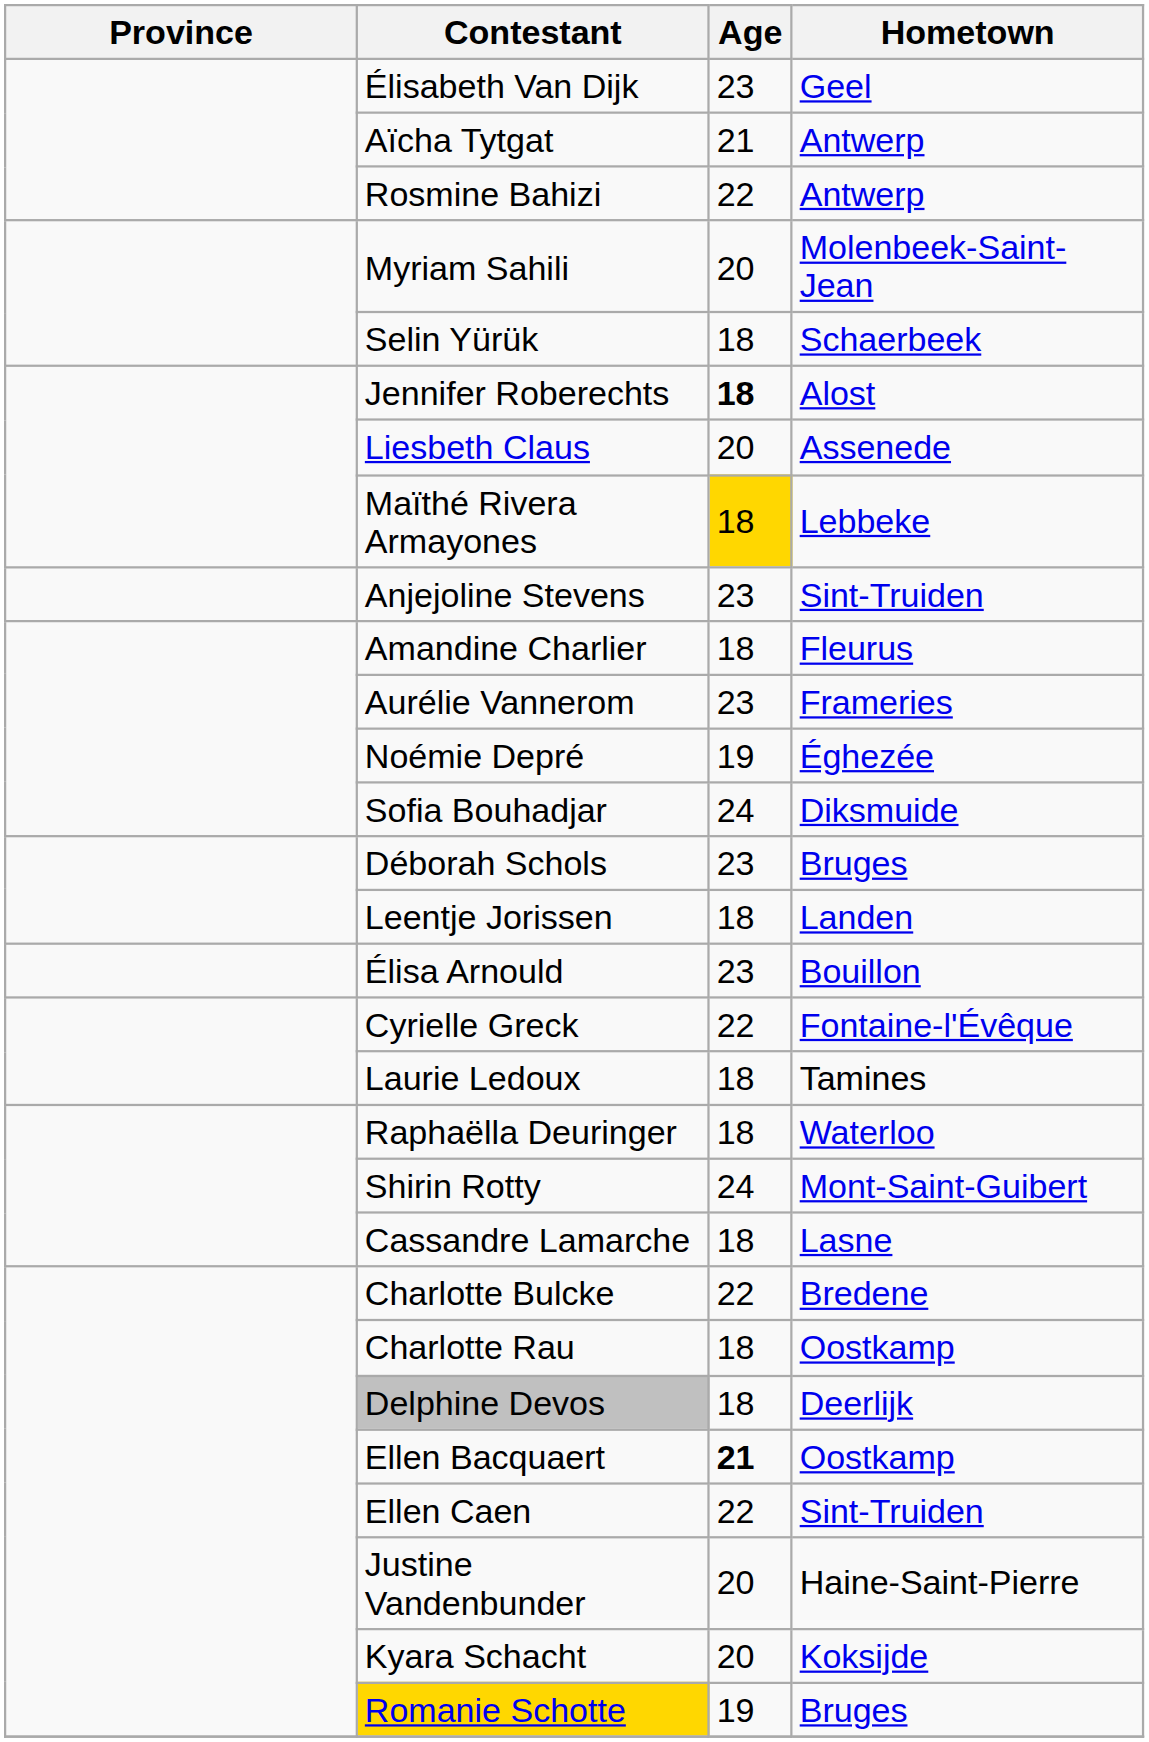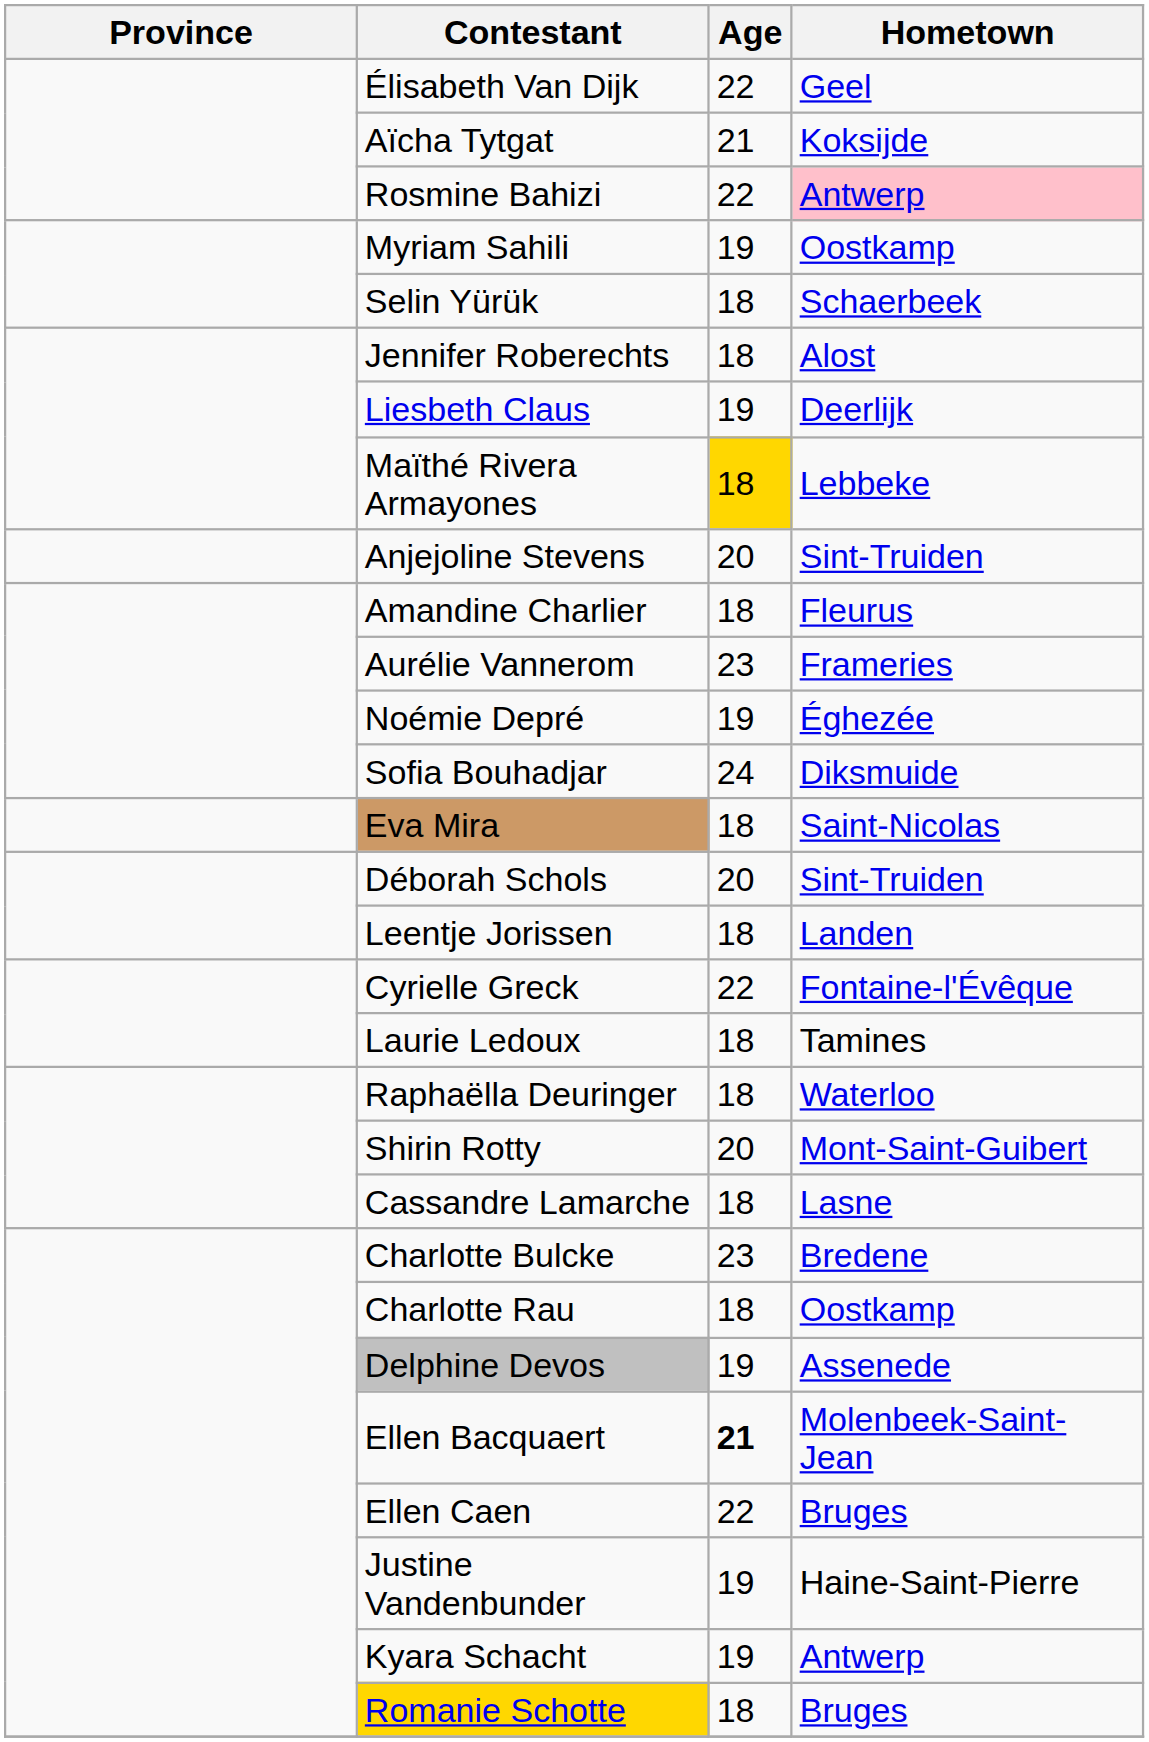(736, 86) 23 -> (736, 86) 22
(862, 140) Antwerp -> (864, 140) Koksijde
(862, 194) no background -> (862, 194) pink background
(736, 267) 20 -> (736, 248) 19
(933, 267) Molenbeek-Saint-Jean -> (877, 248) Oostkamp
(736, 394) bold -> (736, 356) normal
(736, 448) 20 -> (736, 410) 19
(875, 448) Assenede -> (856, 410) Deerlijk
(736, 594) 23 -> (736, 555) 20
+ row: (432, 825)
(736, 863) 23 -> (736, 879) 20
(854, 863) Bruges -> (892, 879) Sint-Truiden
- row: (464, 971)
(736, 1186) 24 -> (736, 1148) 20
(736, 1294) 22 -> (736, 1256) 23
(736, 1402) 18 -> (736, 1364) 19
(856, 1402) Deerlijk -> (875, 1364) Assenede
(877, 1456) Oostkamp -> (933, 1437) Molenbeek-Saint-Jean
(892, 1510) Sint-Truiden -> (854, 1510) Bruges
(736, 1583) 20 -> (736, 1583) 19
(736, 1656) 20 -> (736, 1656) 19
(864, 1656) Koksijde -> (862, 1656) Antwerp
(736, 1710) 19 -> (736, 1710) 18
